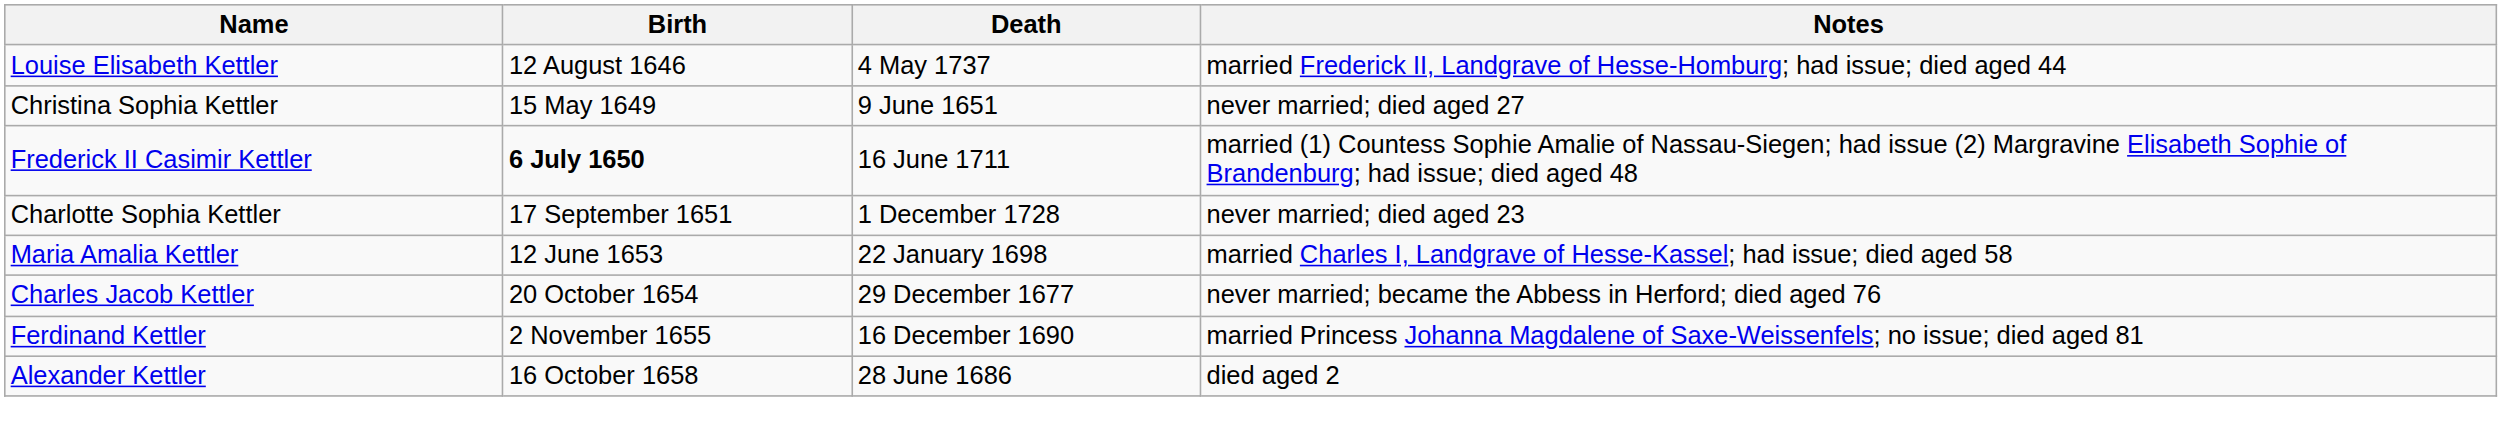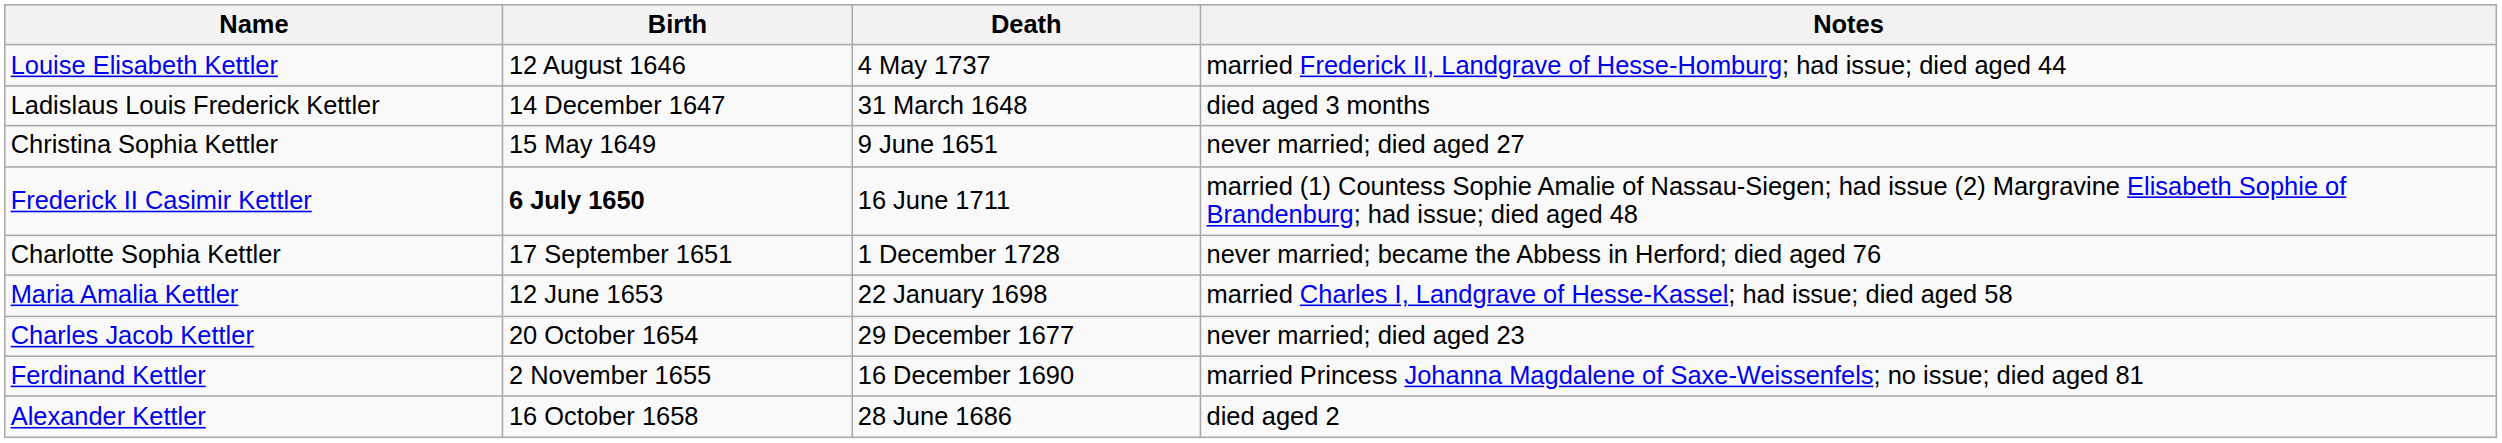+ row: (195, 105)
(1366, 214) never married; died aged 23 -> (1544, 255) never married; became the Abbess in Herford; died aged 76
(1544, 295) never married; became the Abbess in Herford; died aged 76 -> (1366, 335) never married; died aged 23
